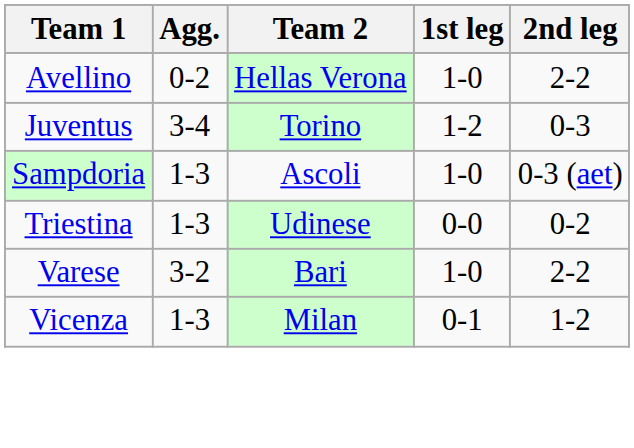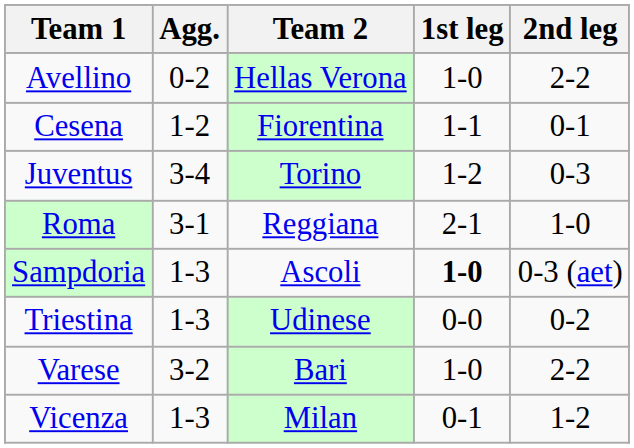+ row: (79, 126)
+ row: (79, 223)
(462, 175) normal -> (462, 272) bold
